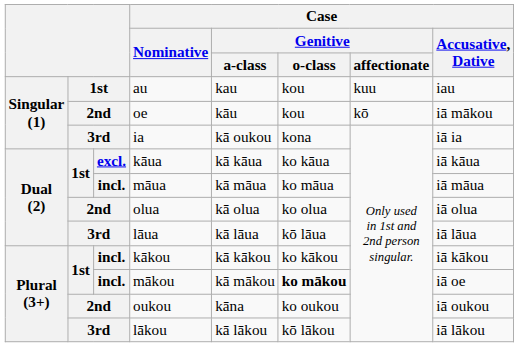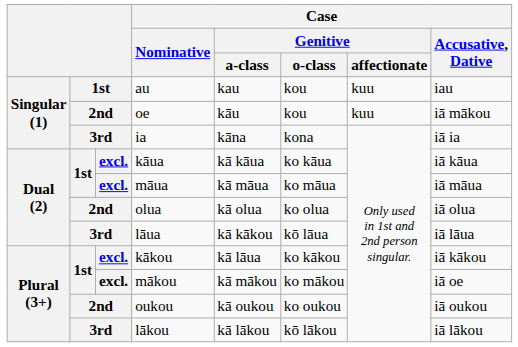(361, 112) kō -> (363, 112) kuu
(243, 137) kā oukou -> (232, 137) kāna
(111, 185) incl. -> (114, 185) excl.
(237, 233) kā lāua -> (245, 233) kā kākou
(111, 257) incl. -> (114, 257) excl.
(243, 257) kā kākou -> (239, 257) kā lāua
(111, 281) incl. -> (114, 281) excl.
(314, 281) bold -> (314, 281) normal
(230, 305) kāna -> (245, 305) kā oukou
